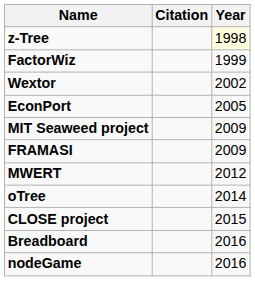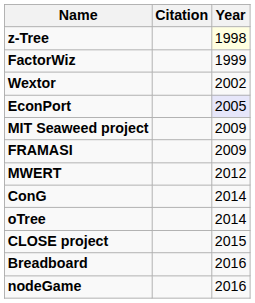(231, 106) no background -> (231, 106) lavender background
+ row: (27, 196)
